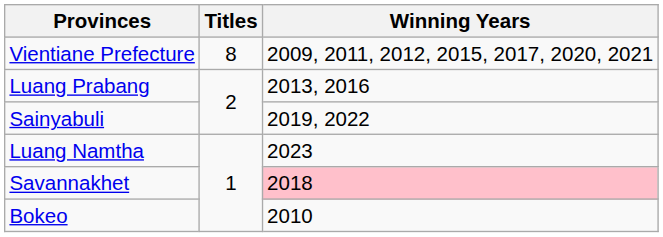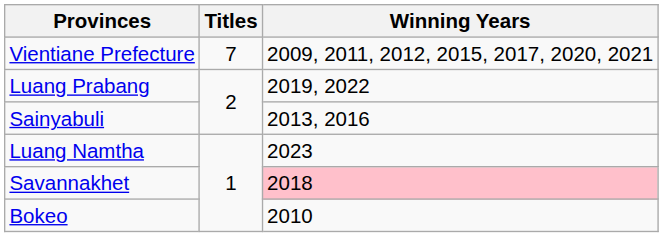(231, 54) 8 -> (231, 54) 7
(318, 86) 2013, 2016 -> (318, 86) 2019, 2022
(318, 119) 2019, 2022 -> (318, 119) 2013, 2016
